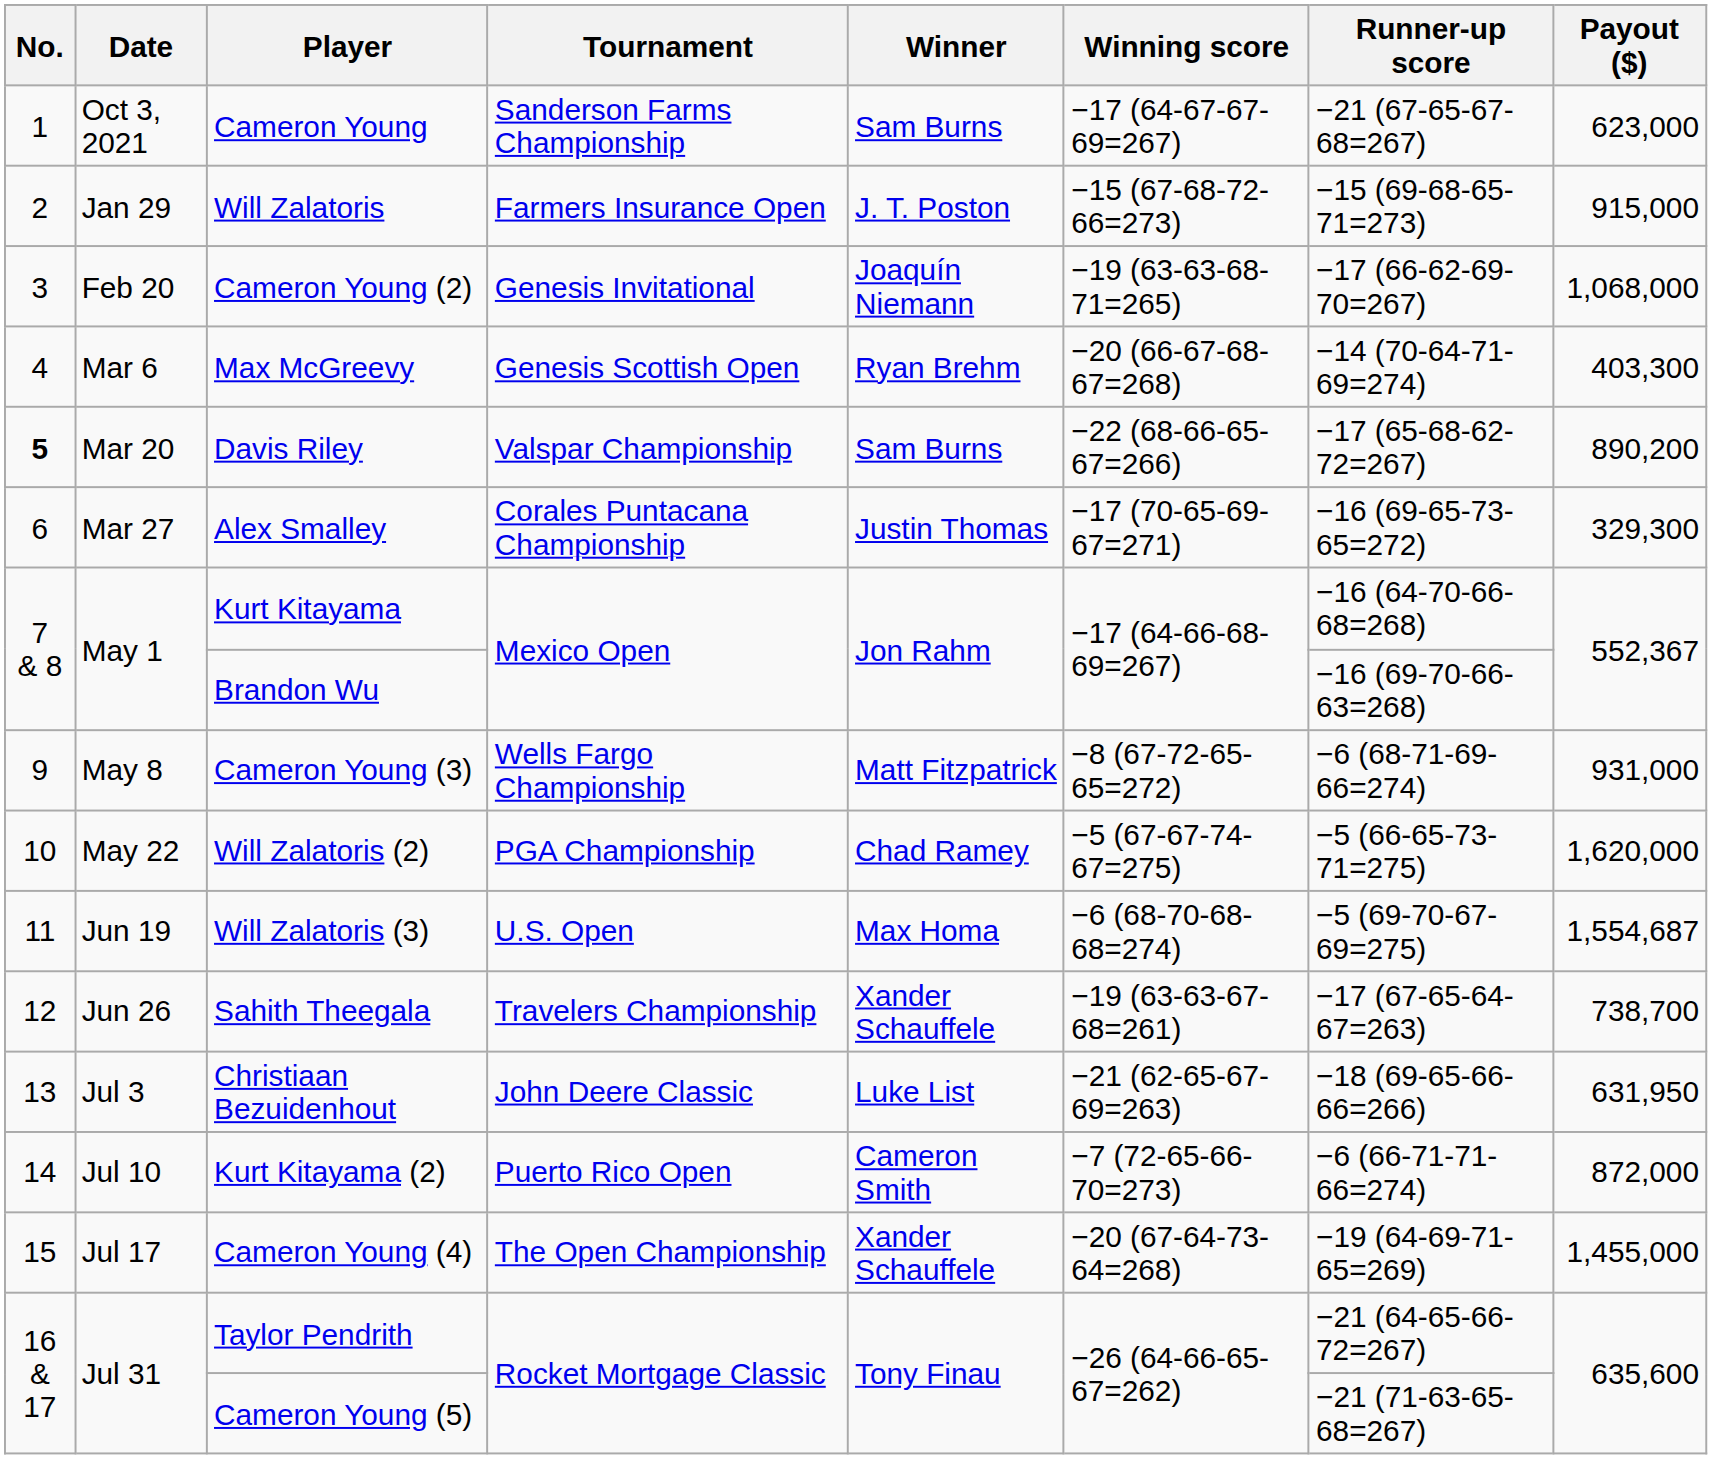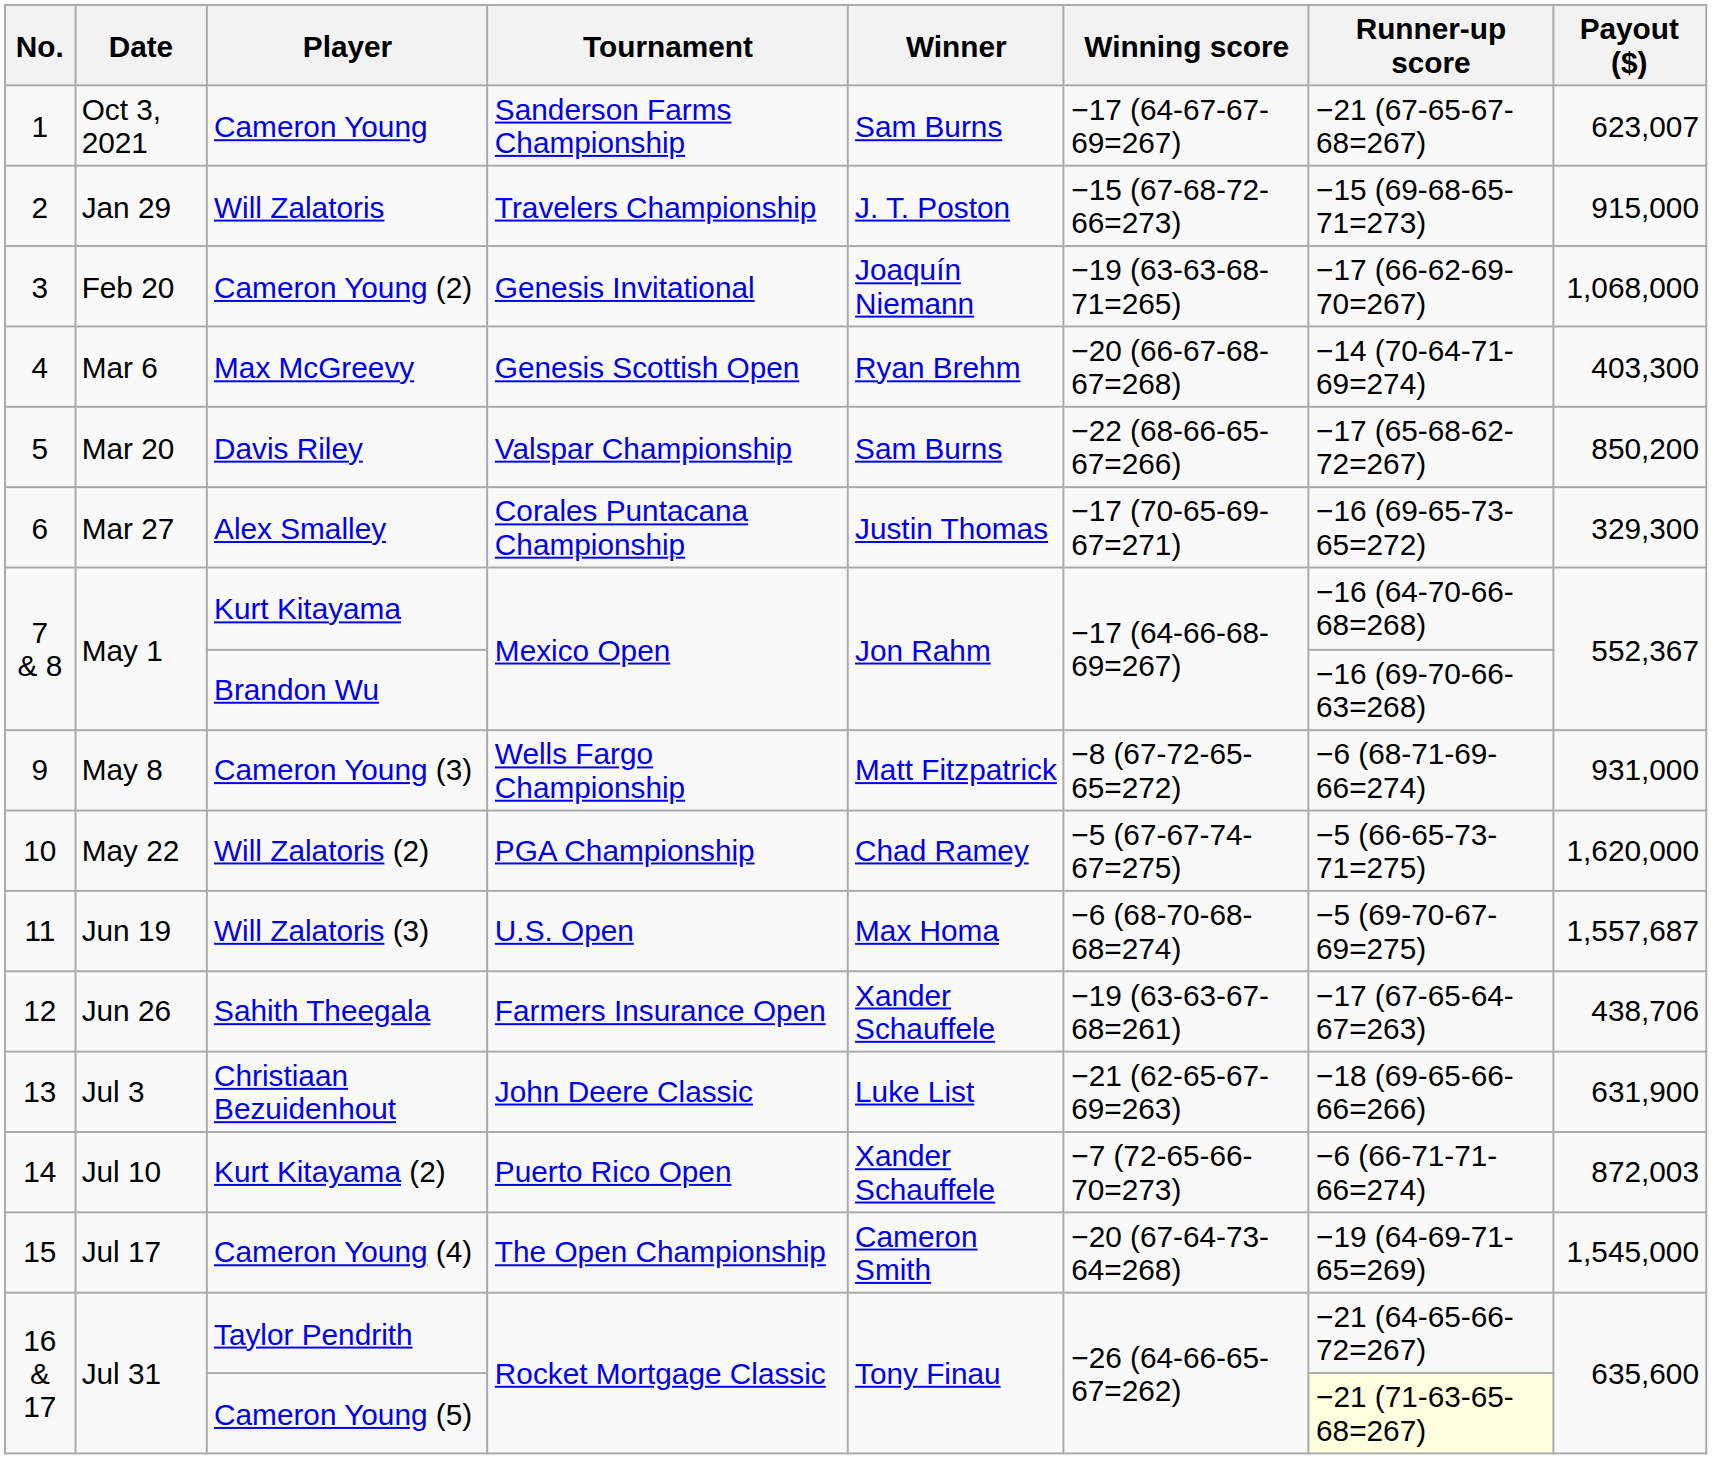(1645, 126) 623,000 -> (1645, 126) 623,007
(660, 206) Farmers Insurance Open -> (656, 206) Travelers Championship
(40, 448) bold -> (40, 448) normal
(1645, 448) 890,200 -> (1645, 448) 850,200
(1633, 931) 1,554,687 -> (1633, 931) 1,557,687
(656, 1011) Travelers Championship -> (660, 1011) Farmers Insurance Open
(1645, 1011) 738,700 -> (1645, 1011) 438,706
(1645, 1092) 631,950 -> (1645, 1092) 631,900
(916, 1172) Cameron Smith -> (925, 1172) Xander Schauffele
(1645, 1172) 872,000 -> (1645, 1172) 872,003
(925, 1253) Xander Schauffele -> (916, 1253) Cameron Smith
(1633, 1253) 1,455,000 -> (1633, 1253) 1,545,000
(1415, 1414) no background -> (1415, 1414) lightyellow background
